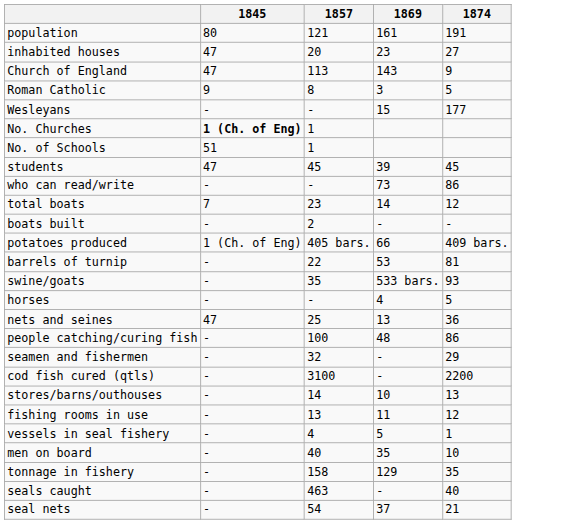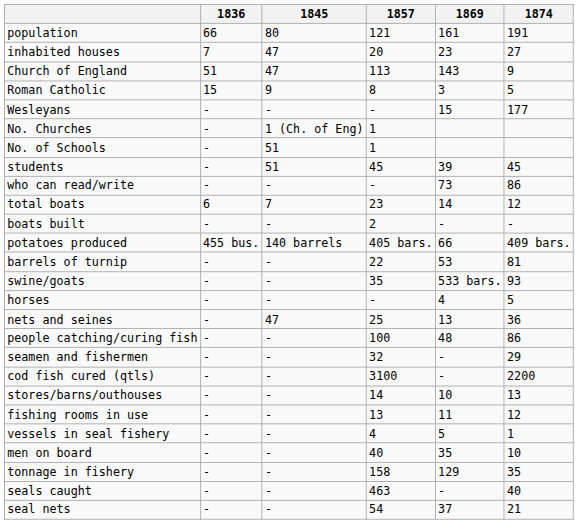+ column: (231, 14)
(252, 128) bold -> (314, 128) normal
(210, 167) 47 -> (272, 167) 51
(252, 243) 1 (Ch. of Eng) -> (304, 243) 140 barrels
